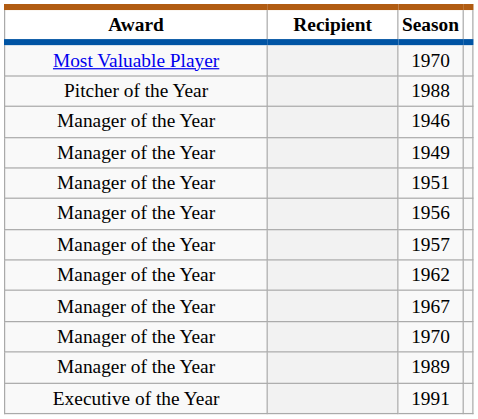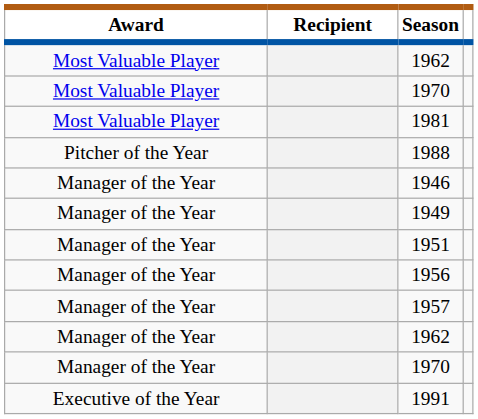+ row: (136, 60)
+ row: (136, 121)
- row: (136, 305)
- row: (136, 367)
